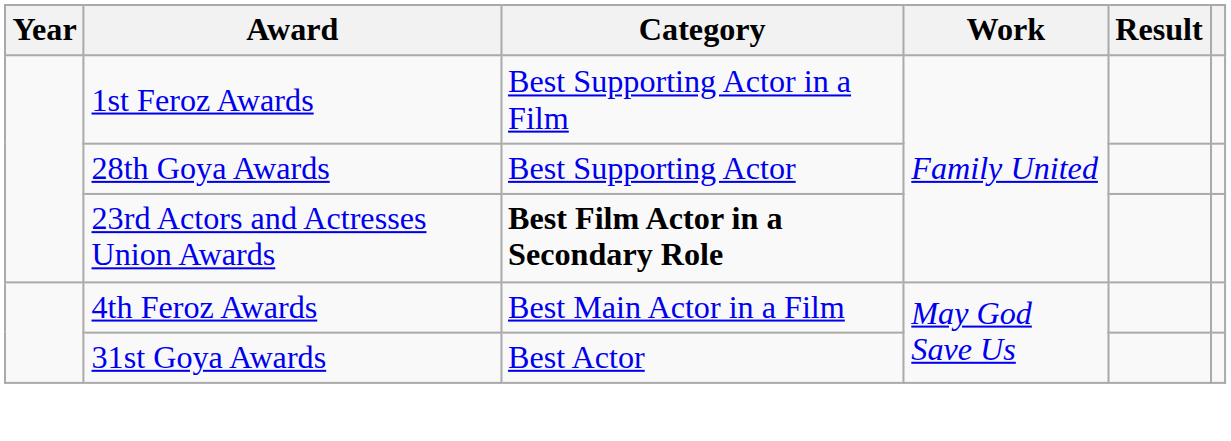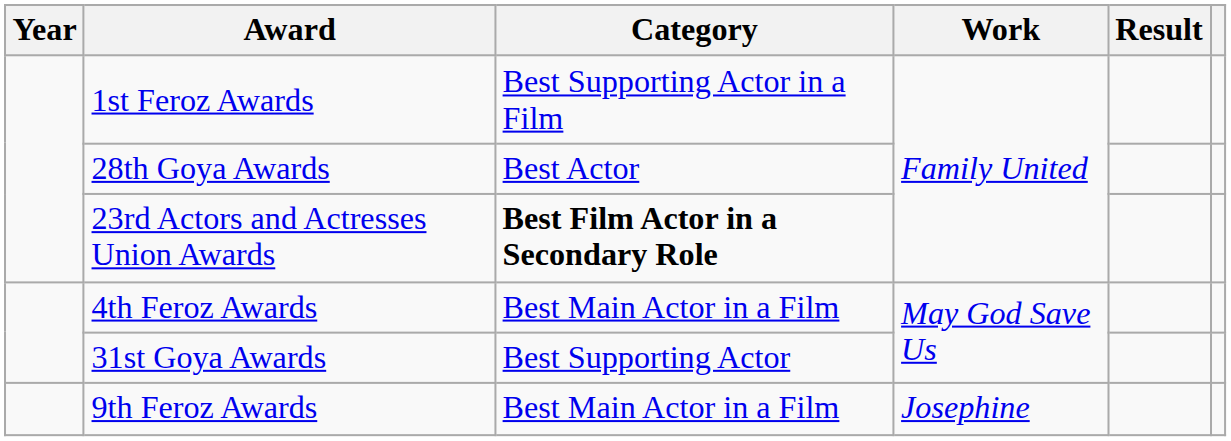(652, 168) Best Supporting Actor -> (571, 168) Best Actor
(576, 357) Best Actor -> (646, 357) Best Supporting Actor
+ row: (204, 408)
